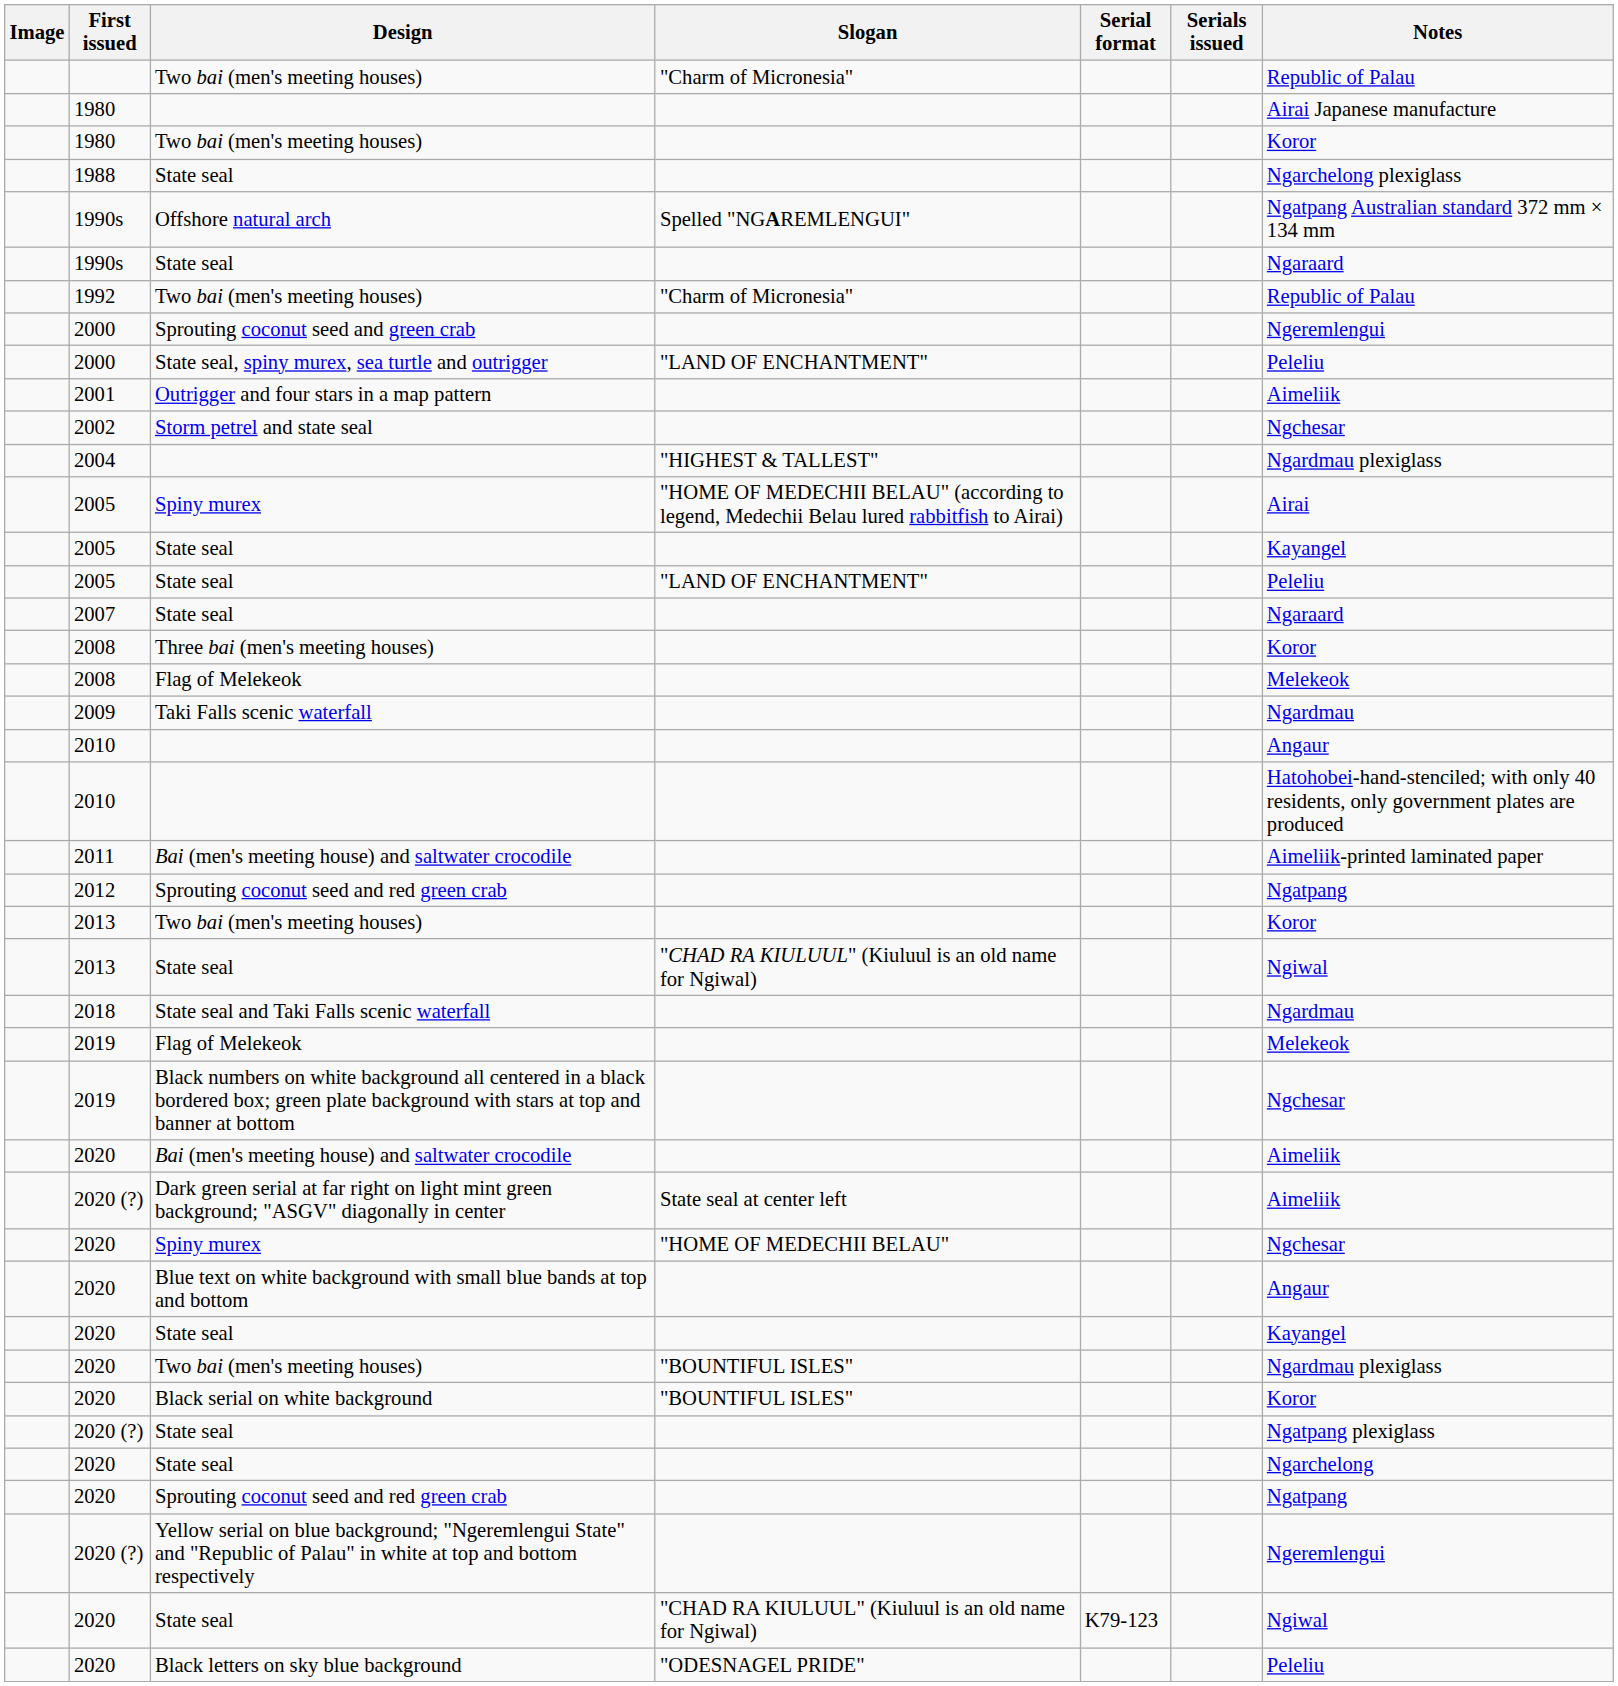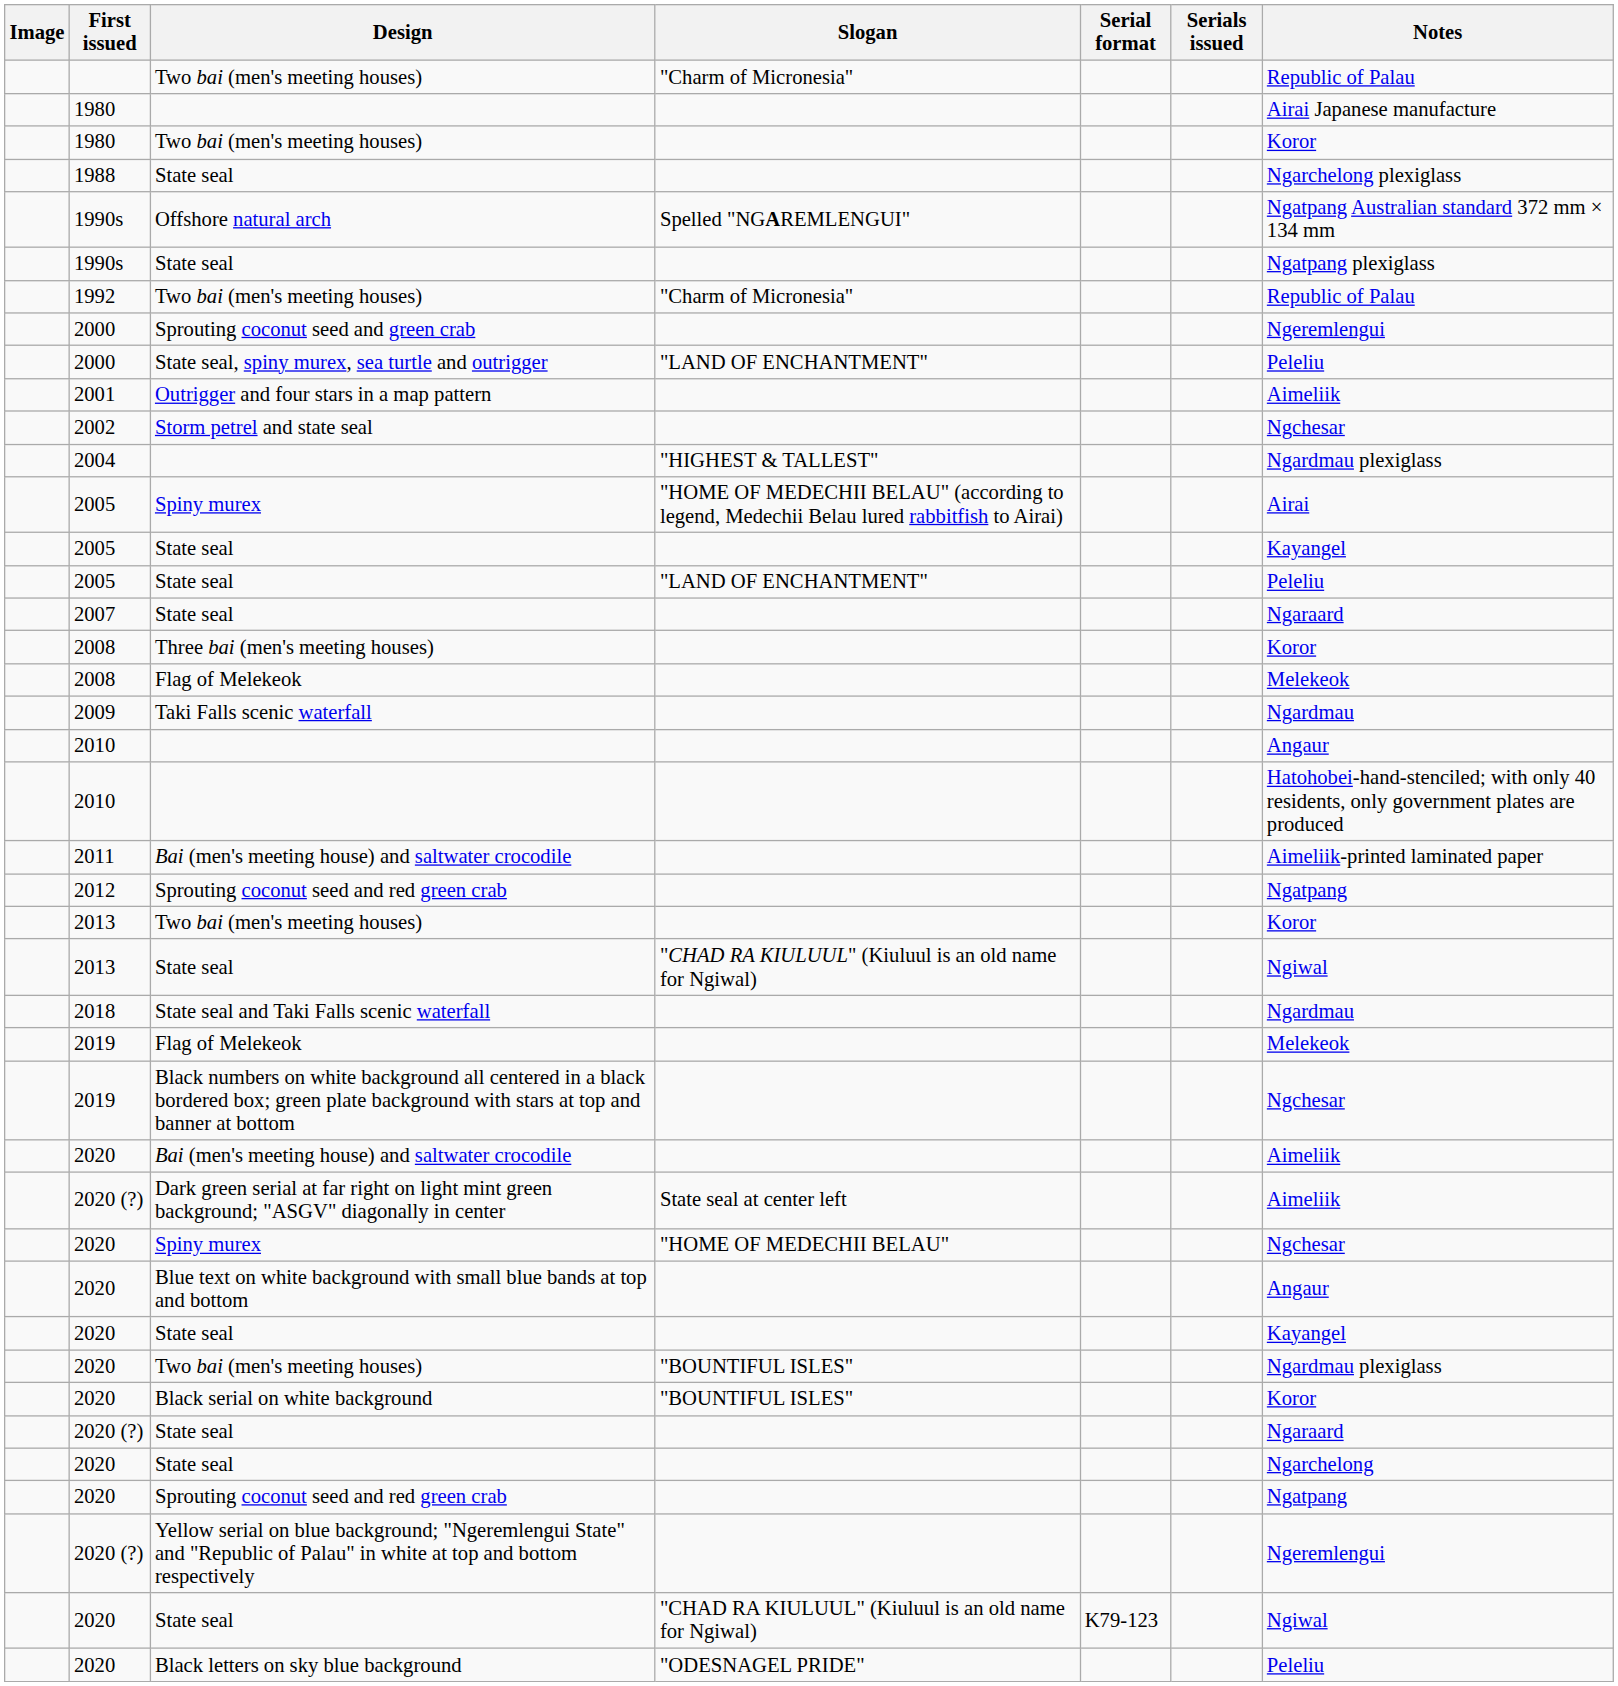(1305, 263) Ngaraard -> (1351, 263) Ngatpang plexiglass
(1351, 1431) Ngatpang plexiglass -> (1305, 1431) Ngaraard
